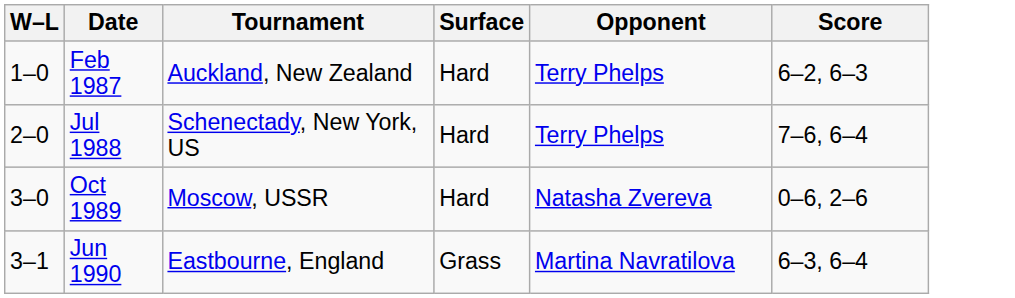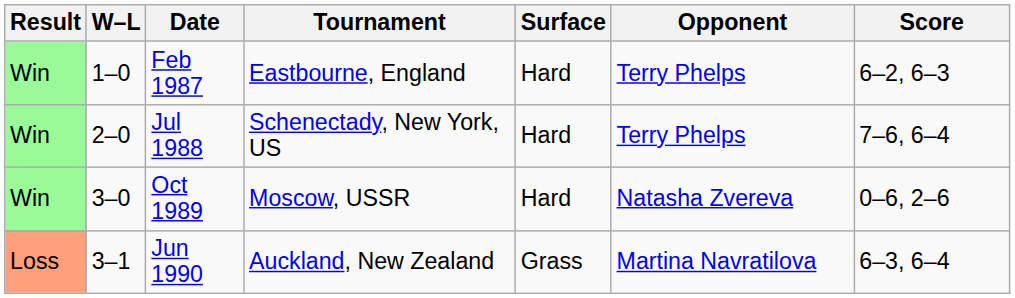+ column: (46, 22)
(290, 72) Auckland, New Zealand -> (357, 72) Eastbourne, England
(276, 261) Eastbourne, England -> (372, 261) Auckland, New Zealand
